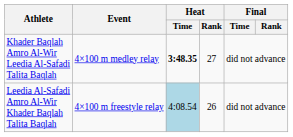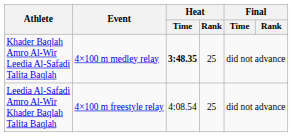(212, 59) 27 -> (212, 59) 25
(183, 107) lightblue background -> (183, 107) no background
(212, 107) 26 -> (212, 107) 25
